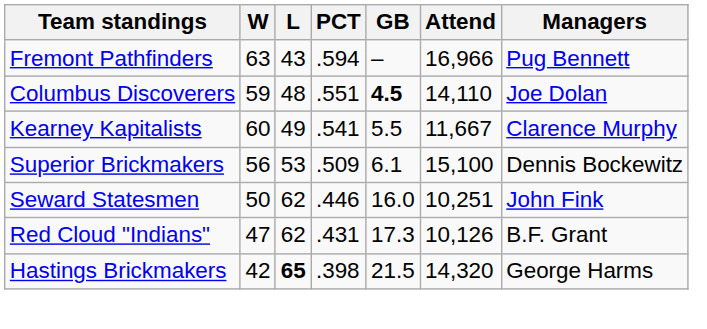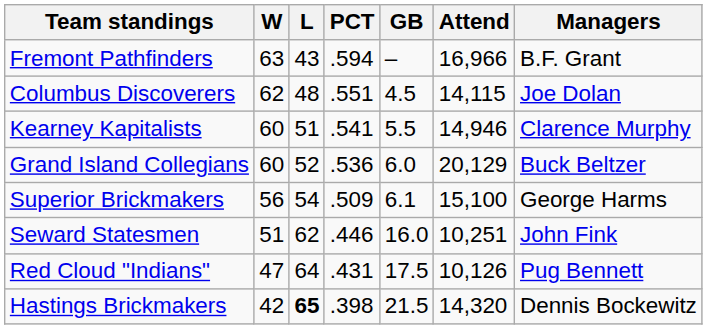(568, 57) Pug Bennett -> (570, 57) B.F. Grant
(258, 93) 59 -> (272, 93) 62
(387, 93) bold -> (400, 93) normal
(458, 93) 14,110 -> (472, 93) 14,115
(293, 128) 49 -> (307, 128) 51
(458, 128) 11,667 -> (473, 128) 14,946
+ row: (129, 164)
(293, 164) 53 -> (307, 199) 54
(595, 164) Dennis Bockewitz -> (593, 199) George Harms
(258, 199) 50 -> (272, 235) 51
(293, 235) 62 -> (307, 270) 64
(393, 235) 17.3 -> (407, 270) 17.5
(557, 235) B.F. Grant -> (582, 270) Pug Bennett
(580, 270) George Harms -> (608, 306) Dennis Bockewitz
